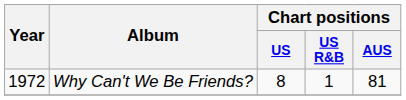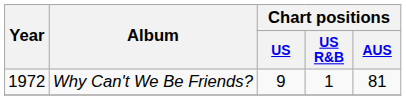(281, 81) 8 -> (281, 81) 9
